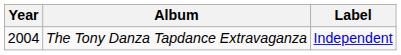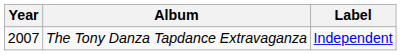(24, 38) 2004 -> (24, 38) 2007
